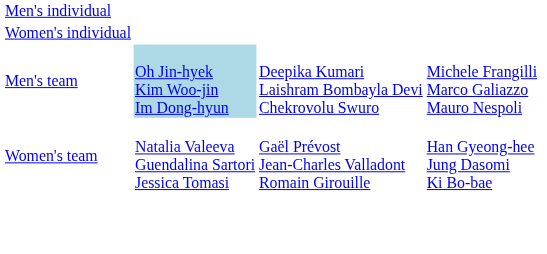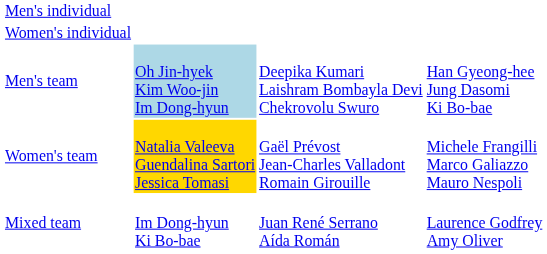(482, 90) Michele Frangilli Marco Galiazzo Mauro Nespoli -> (481, 90) Han Gyeong-hee Jung Dasomi Ki Bo-bae
(195, 165) no background -> (195, 165) gold background
(481, 165) Han Gyeong-hee Jung Dasomi Ki Bo-bae -> (482, 165) Michele Frangilli Marco Galiazzo Mauro Nespoli
+ row: (43, 222)
